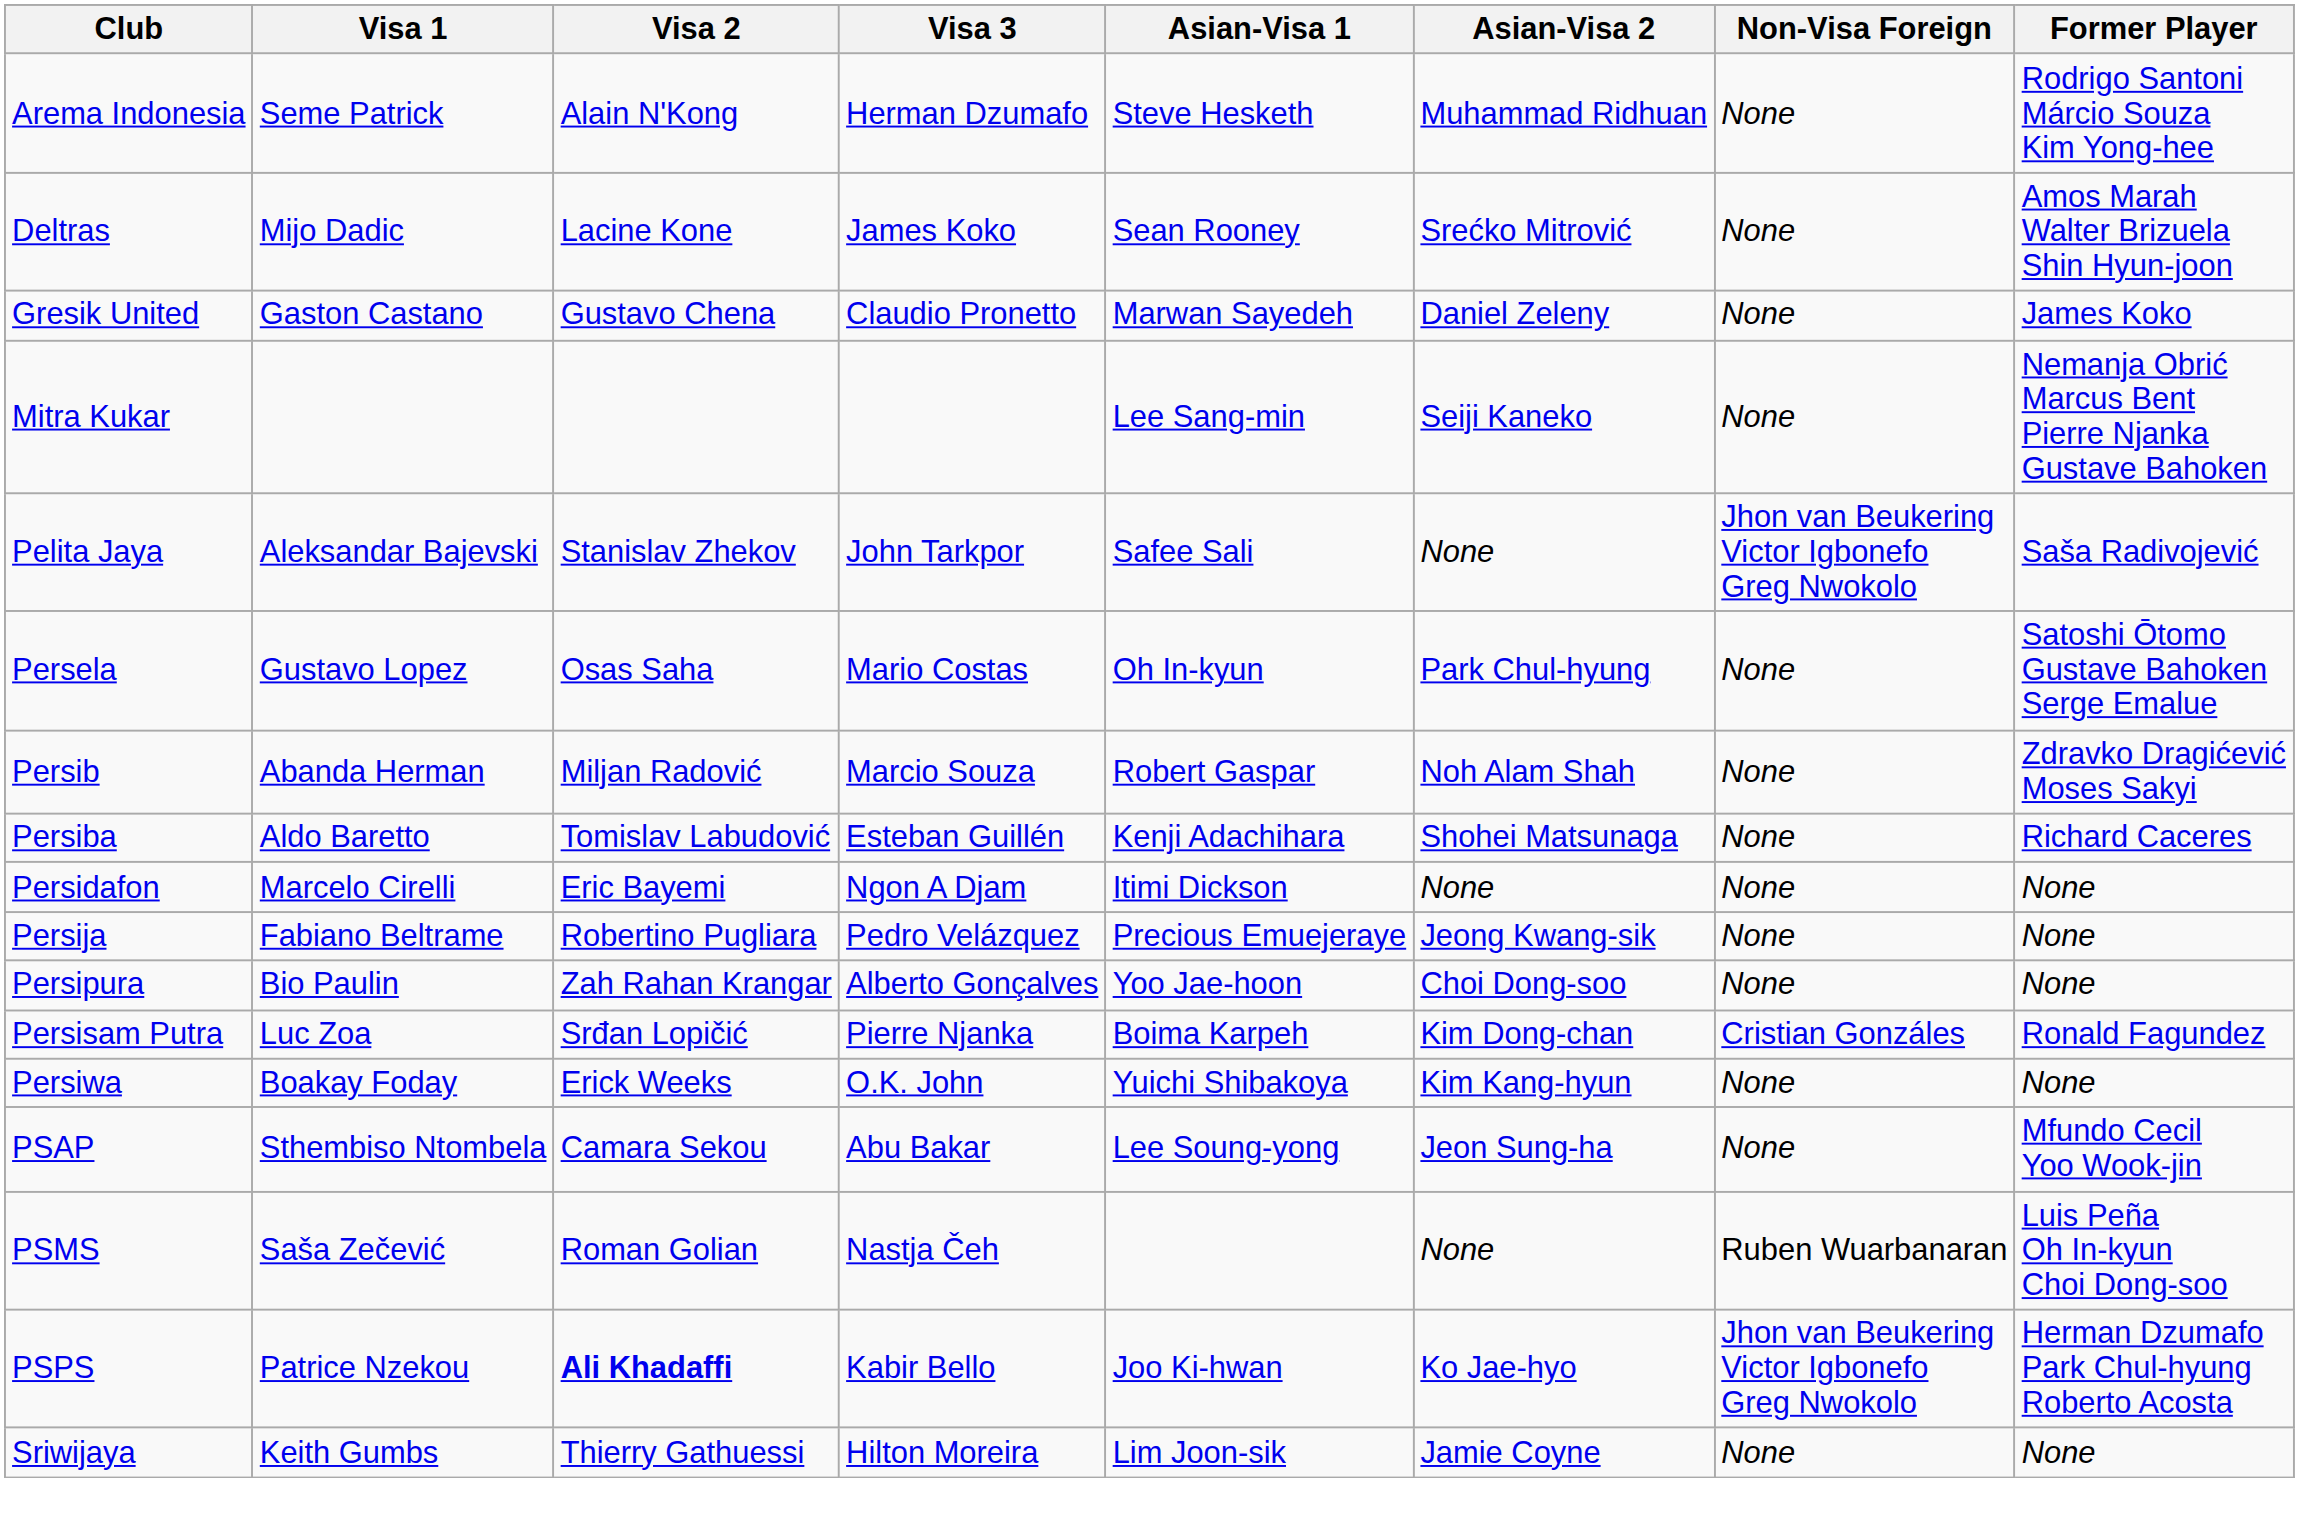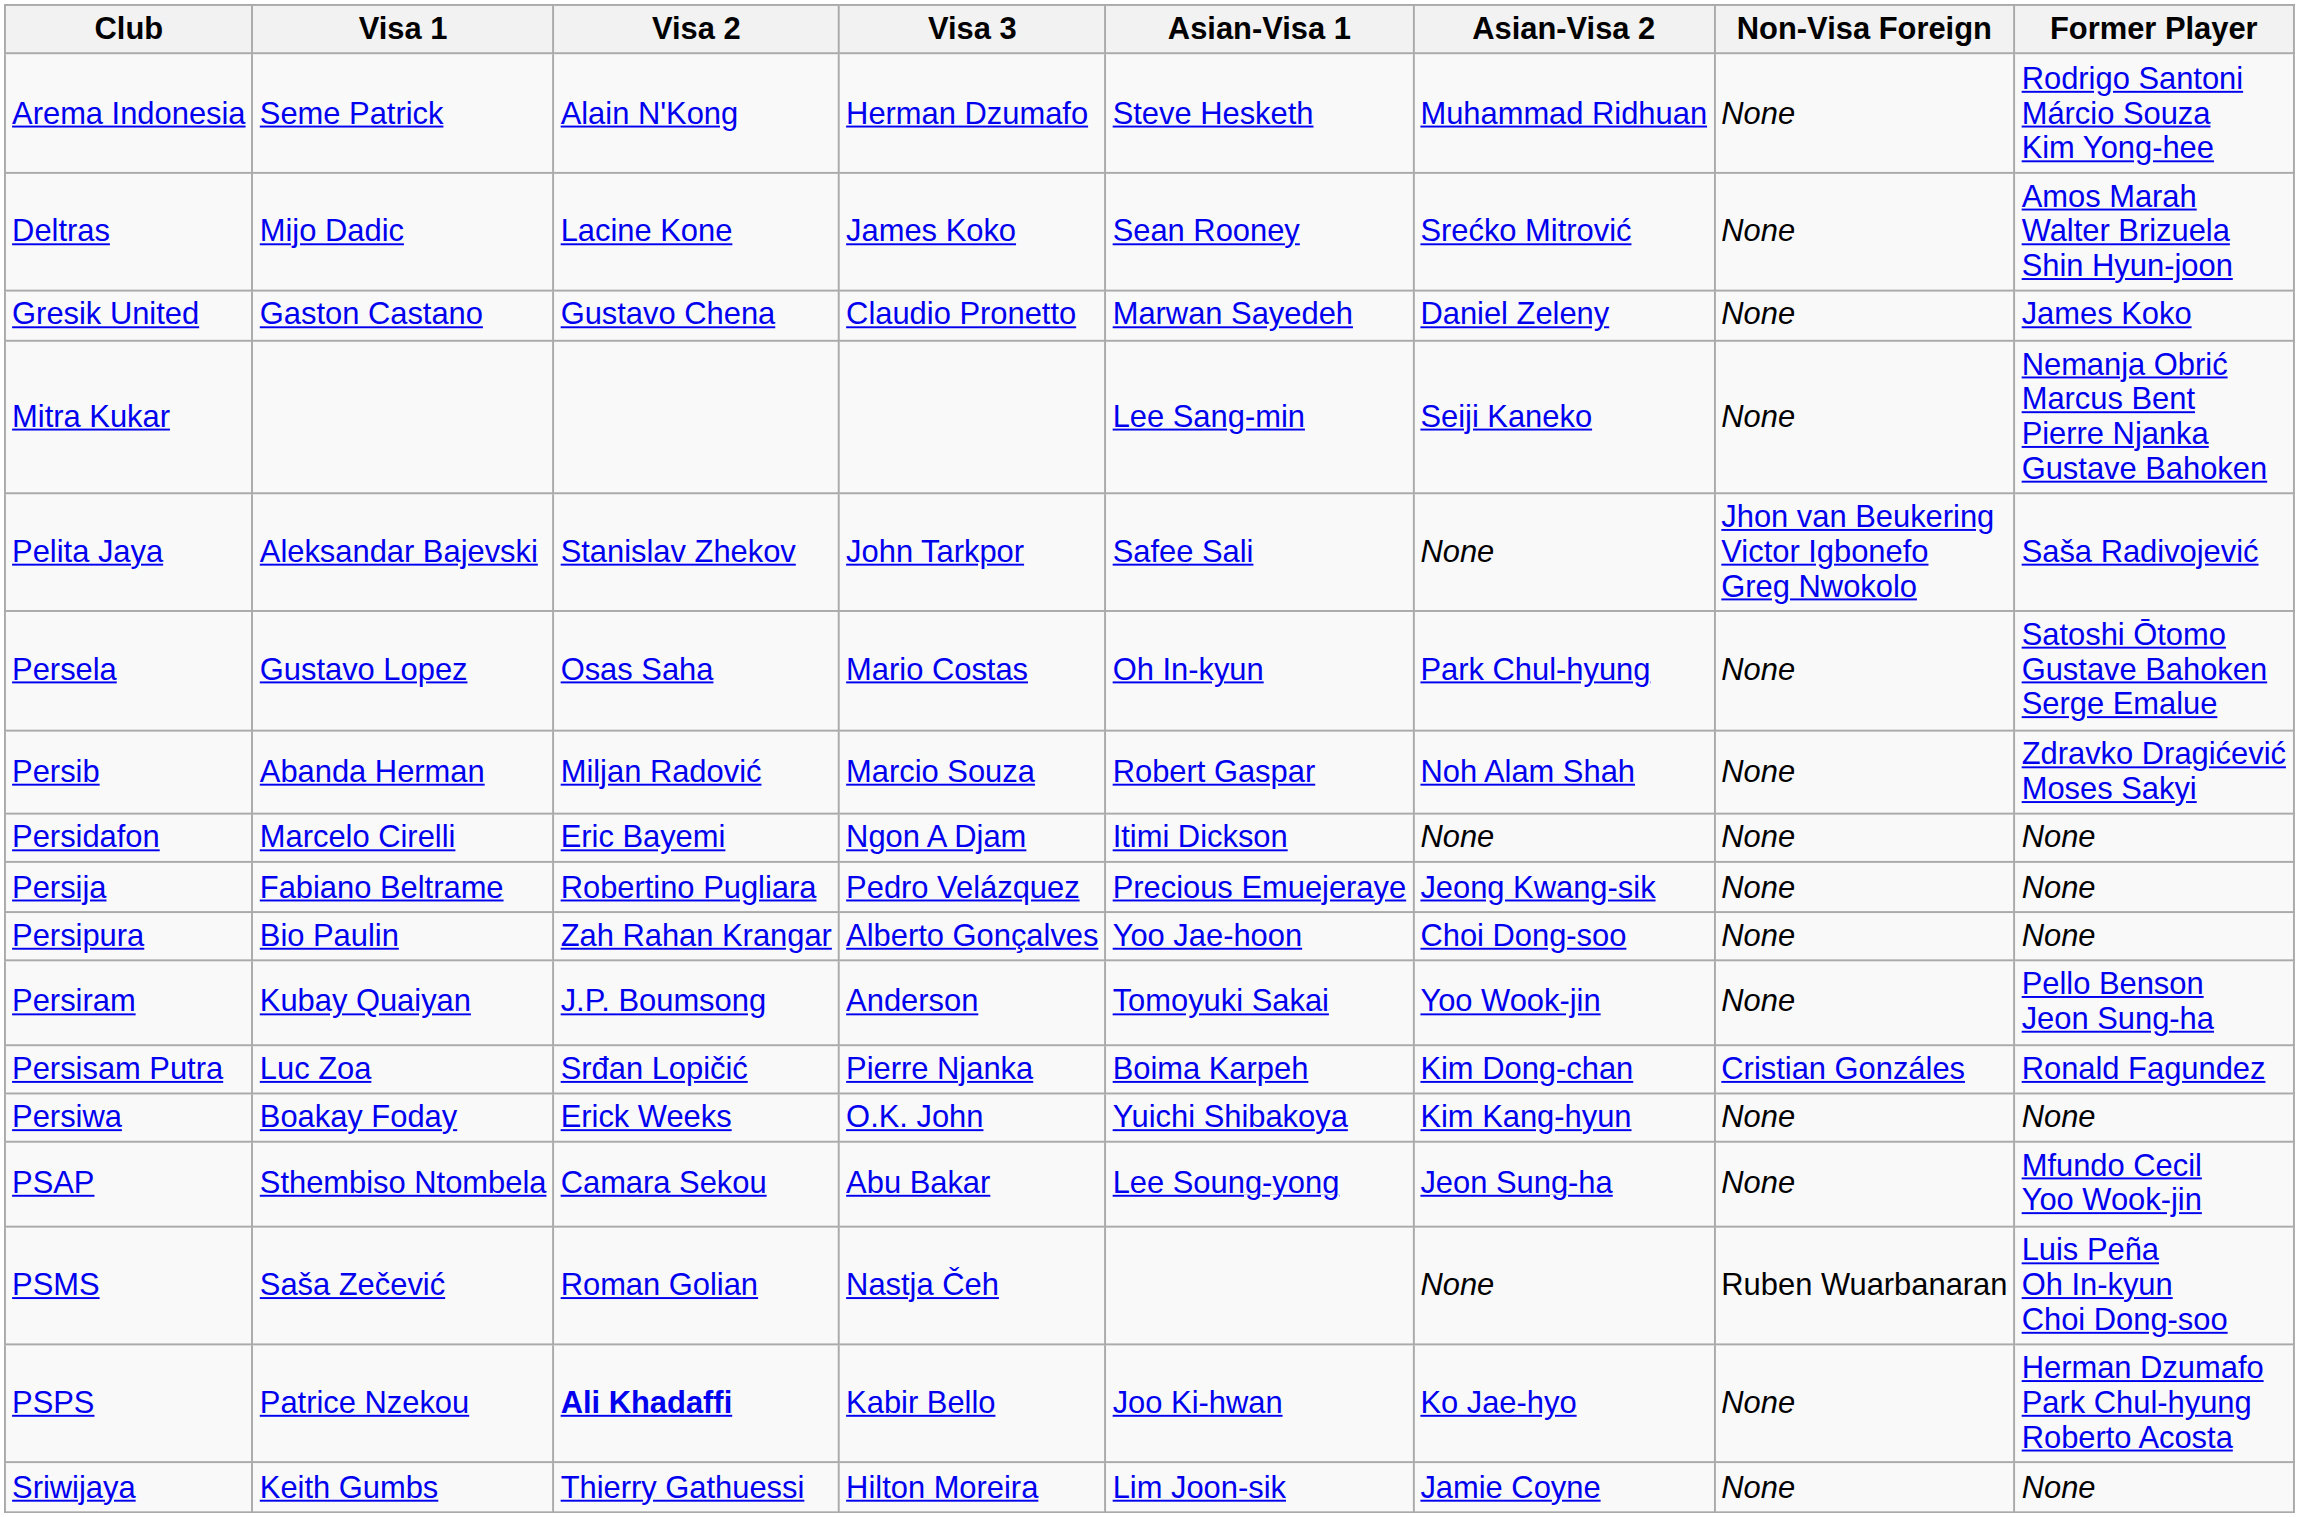- row: (64, 837)
+ row: (74, 1001)
(1858, 1368) Jhon van Beukering Victor Igbonefo Greg Nwokolo -> (1758, 1403) None
